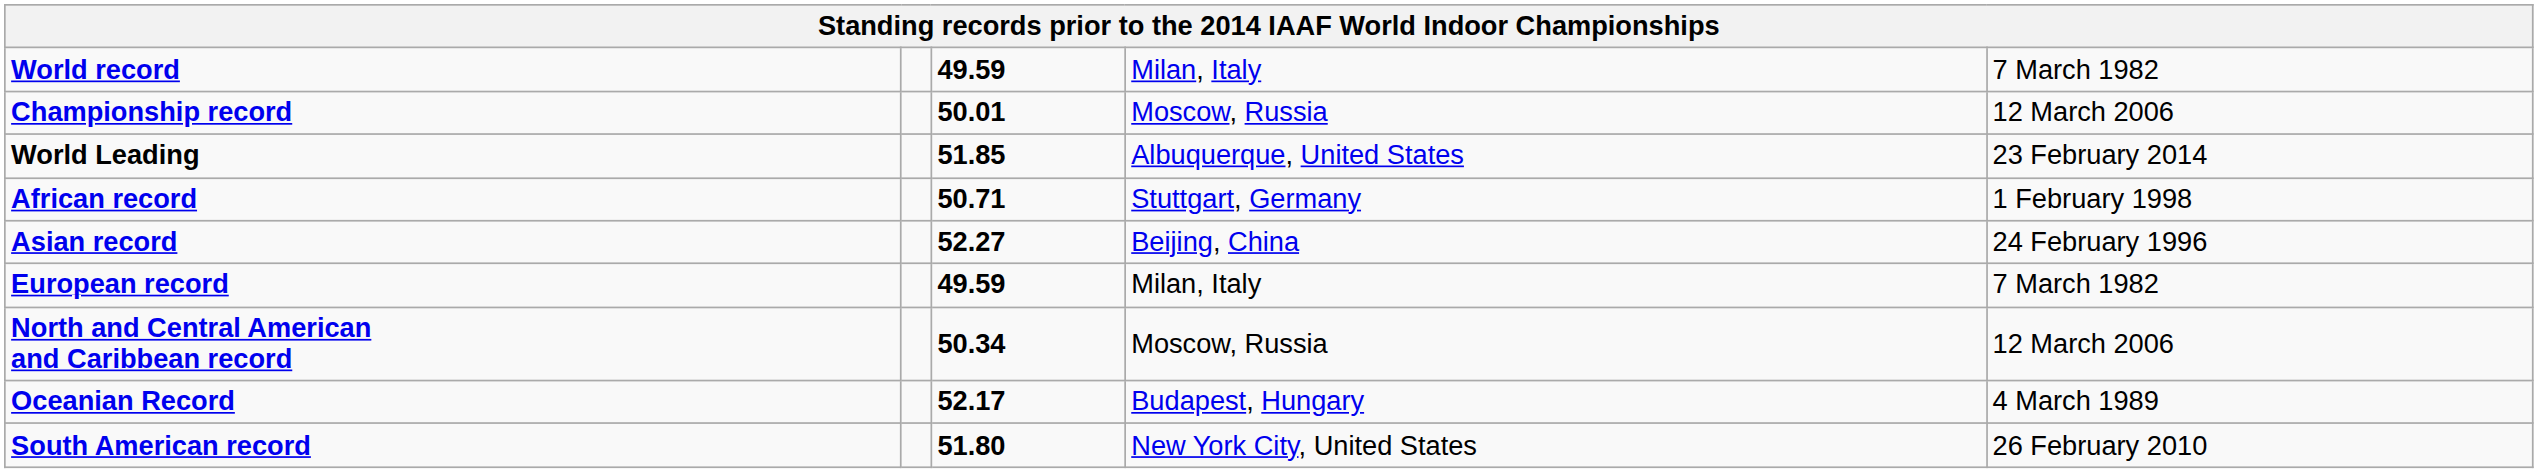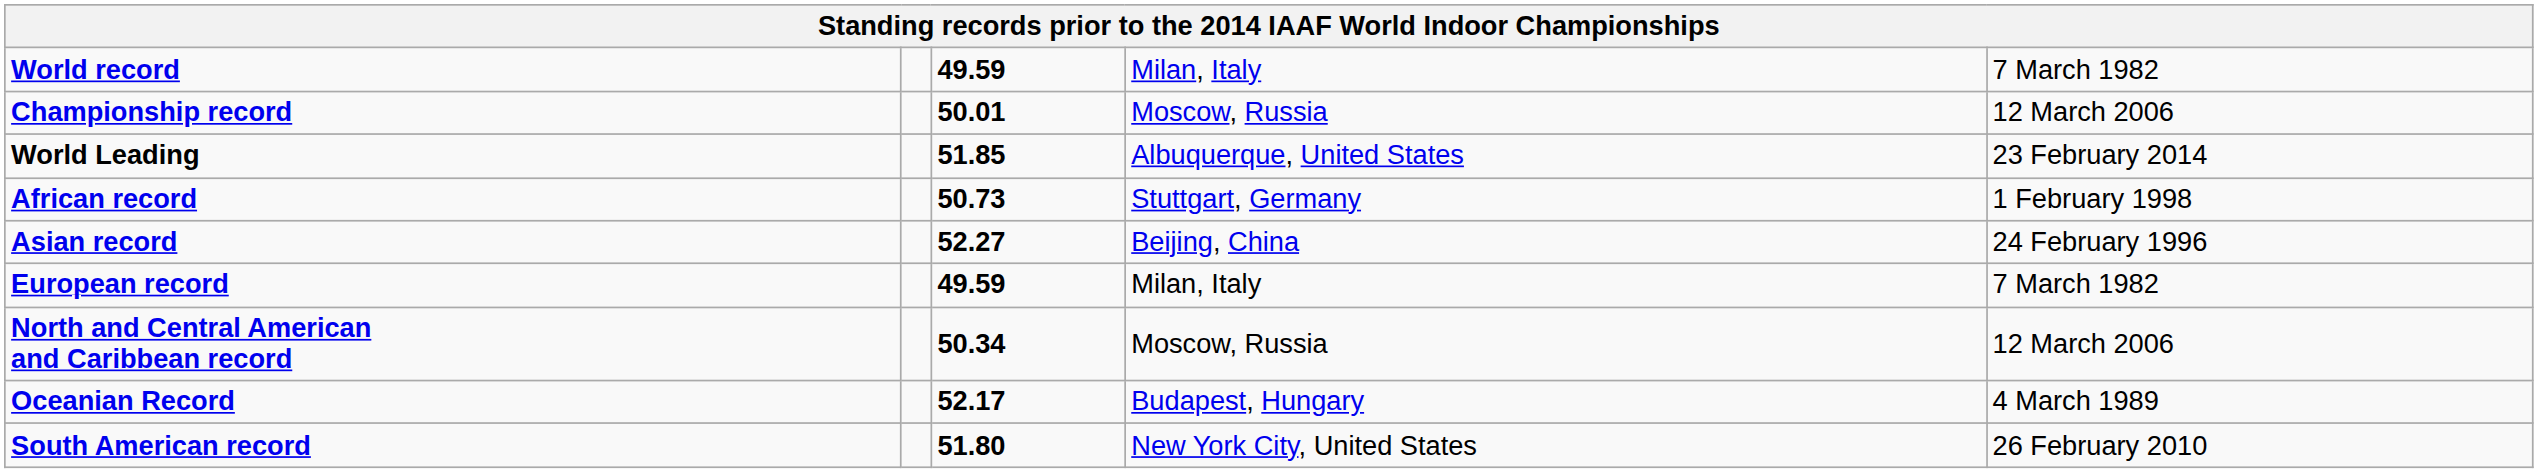(971, 198) 50.71 -> (971, 198) 50.73
